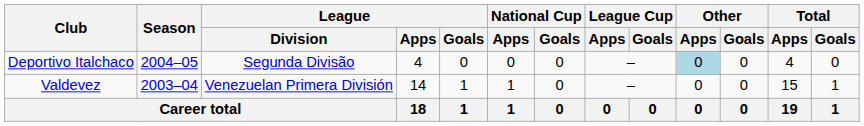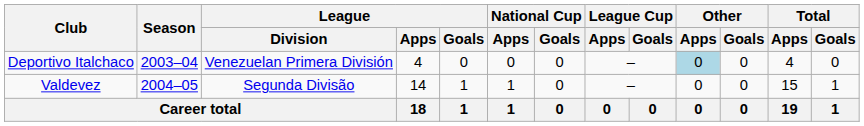(169, 62) 2004–05 -> (169, 62) 2003–04
(299, 62) Segunda Divisão -> (299, 62) Venezuelan Primera División
(169, 86) 2003–04 -> (169, 86) 2004–05
(299, 86) Venezuelan Primera División -> (299, 86) Segunda Divisão
